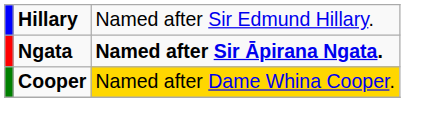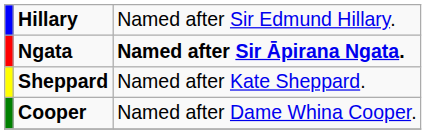+ row: (63, 81)
(245, 81) gold background -> (267, 112) no background
